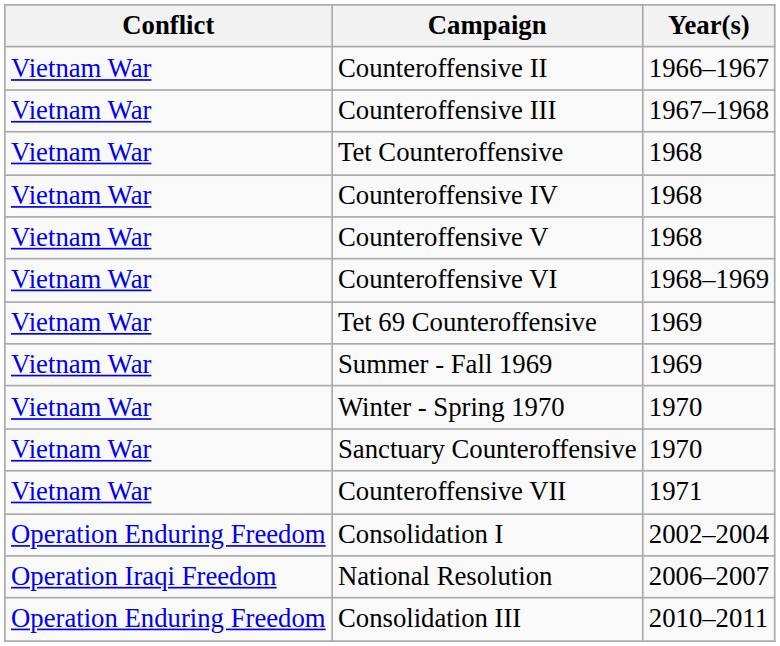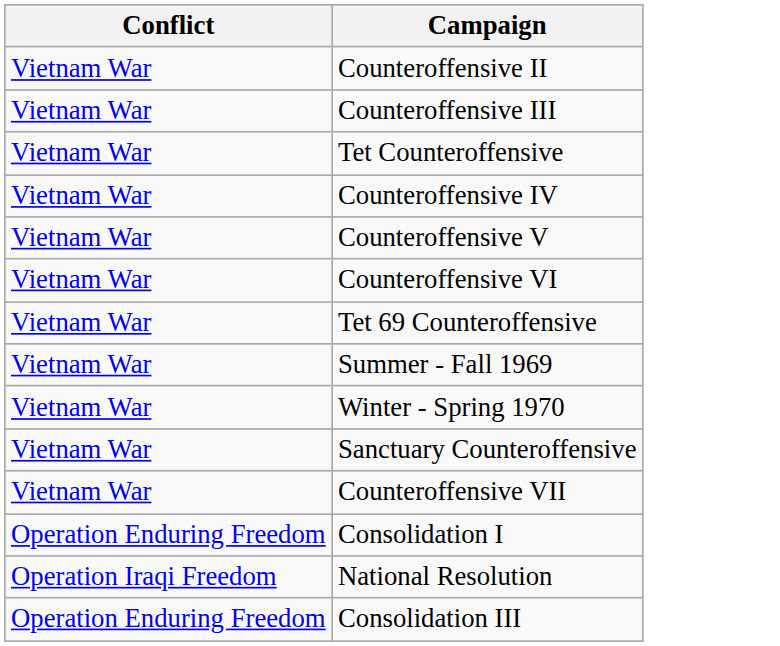- column: (709, 25)
